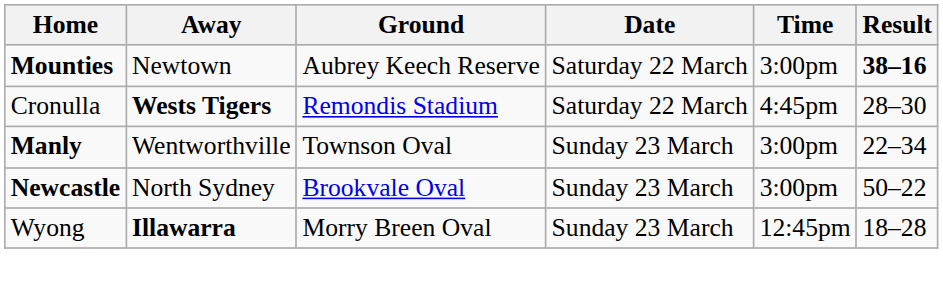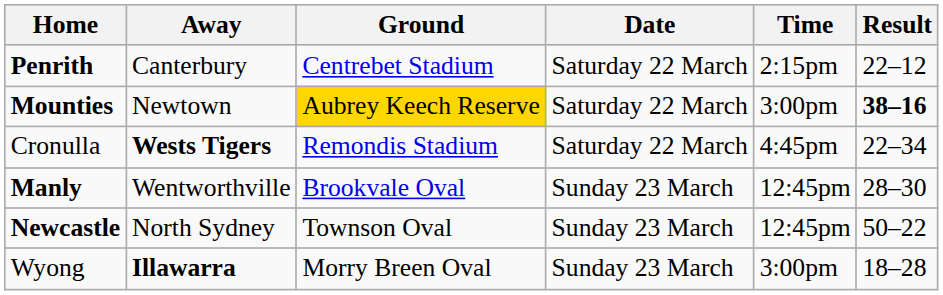+ row: (52, 65)
(421, 65) no background -> (421, 106) gold background
(894, 106) 28–30 -> (894, 146) 22–34
(377, 146) Townson Oval -> (384, 187) Brookvale Oval
(799, 146) 3:00pm -> (805, 187) 12:45pm
(894, 146) 22–34 -> (894, 187) 28–30
(384, 187) Brookvale Oval -> (377, 227) Townson Oval
(799, 187) 3:00pm -> (805, 227) 12:45pm
(805, 227) 12:45pm -> (799, 268) 3:00pm
